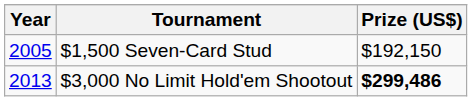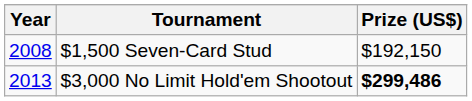(30, 50) 2005 -> (30, 50) 2008
